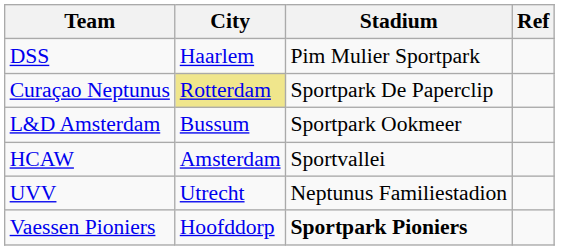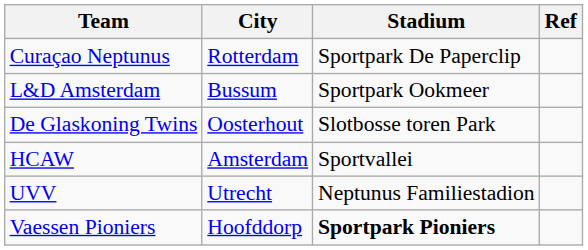- row: (29, 55)
(225, 90) khaki background -> (253, 55) no background
+ row: (103, 124)
